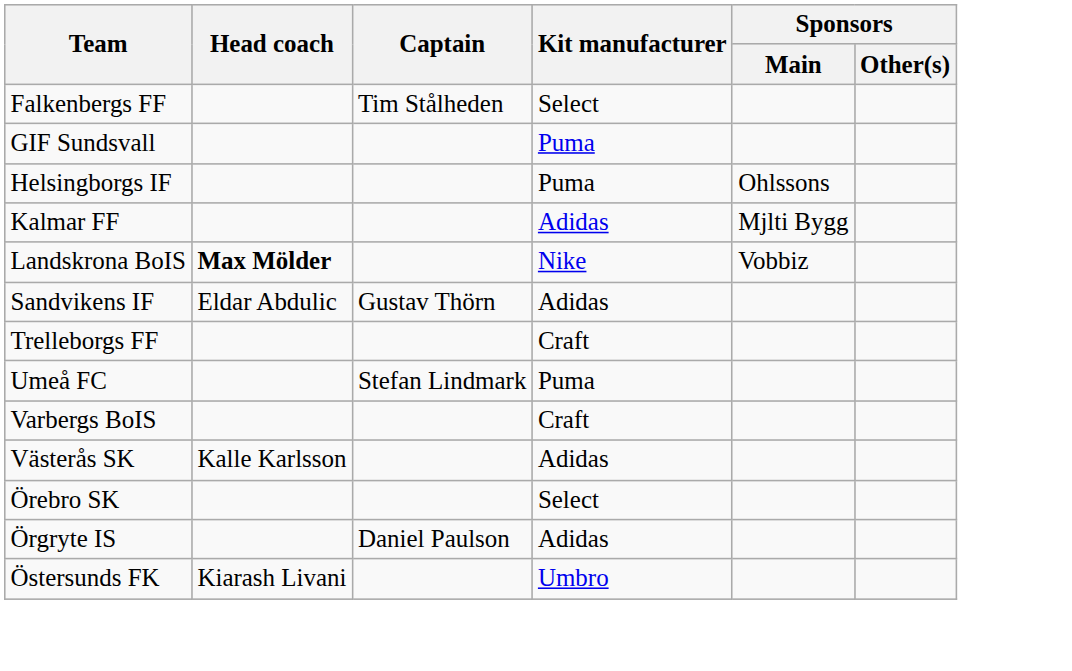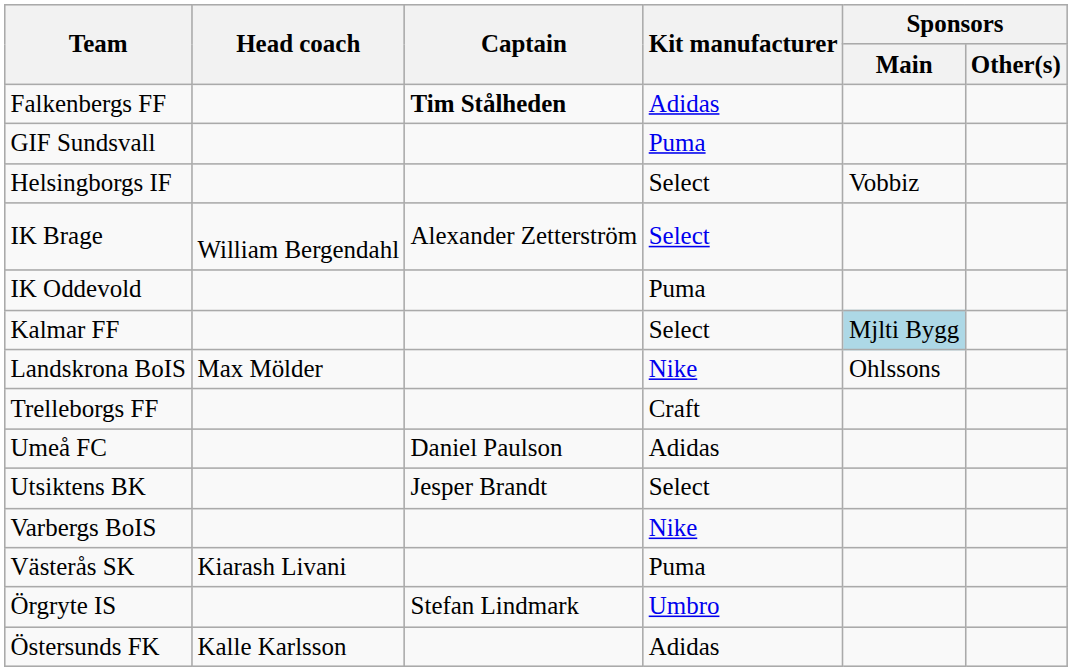(431, 103) normal -> (488, 103) bold
(568, 103) Select -> (684, 103) Adidas
(566, 182) Puma -> (679, 182) Select
(784, 182) Ohlssons -> (884, 182) Vobbiz
+ row: (57, 236)
+ row: (76, 289)
(573, 222) Adidas -> (679, 329) Select
(793, 222) no background -> (904, 329) lightblue background
(264, 261) bold -> (260, 369) normal
(773, 261) Vobbiz -> (895, 369) Ohlssons
- row: (82, 301)
(442, 380) Stefan Lindmark -> (486, 448) Daniel Paulson
(566, 380) Puma -> (684, 448) Adidas
+ row: (78, 487)
(564, 420) Craft -> (673, 527) Nike
(272, 459) Kalle Karlsson -> (272, 566) Kiarash Livani
(573, 459) Adidas -> (677, 566) Puma
- row: (65, 499)
(434, 538) Daniel Paulson -> (495, 606) Stefan Lindmark
(573, 538) Adidas -> (684, 606) Umbro
(272, 578) Kiarash Livani -> (272, 646) Kalle Karlsson
(573, 578) Umbro -> (684, 646) Adidas
